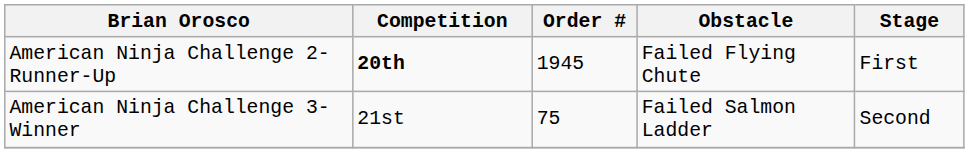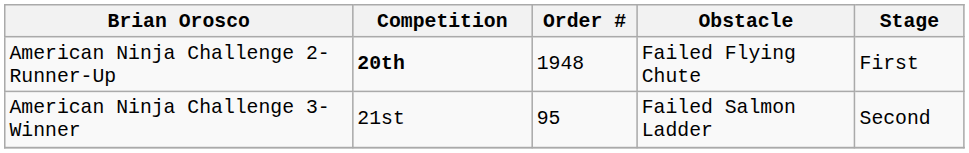(560, 64) 1945 -> (560, 64) 1948
(549, 119) 75 -> (549, 119) 95
